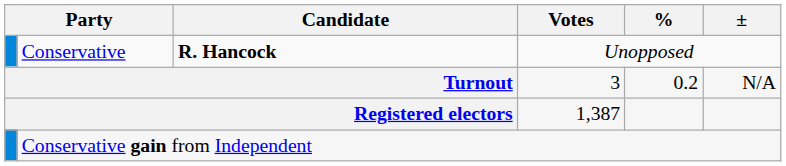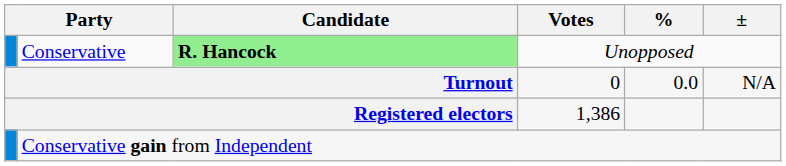(227, 51) no background -> (227, 51) lightgreen background
(615, 82) 3 -> (615, 82) 0
(686, 82) 0.2 -> (686, 82) 0.0
(598, 113) 1,387 -> (598, 113) 1,386
